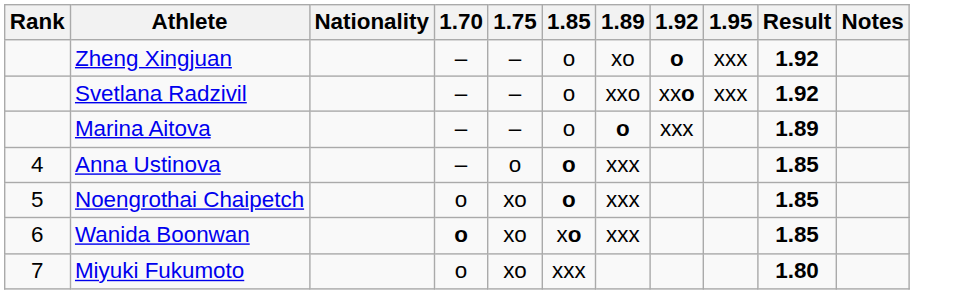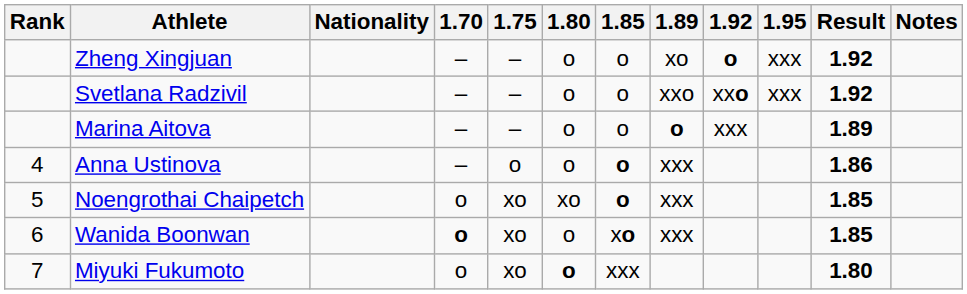+ column: (569, 22)
(797, 164) 1.85 -> (851, 164) 1.86
